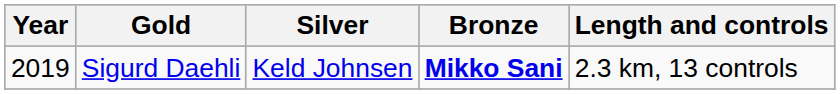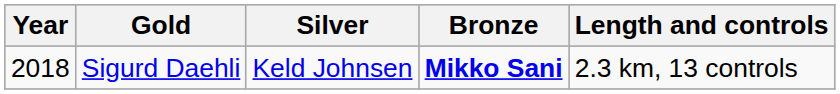(40, 67) 2019 -> (40, 67) 2018
